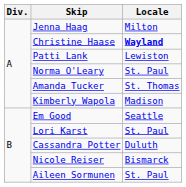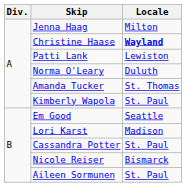(147, 71) St. Paul -> (141, 71) Duluth
(144, 101) Madison -> (147, 101) St. Paul
(147, 130) St. Paul -> (144, 130) Madison
(141, 145) Duluth -> (147, 145) St. Paul
